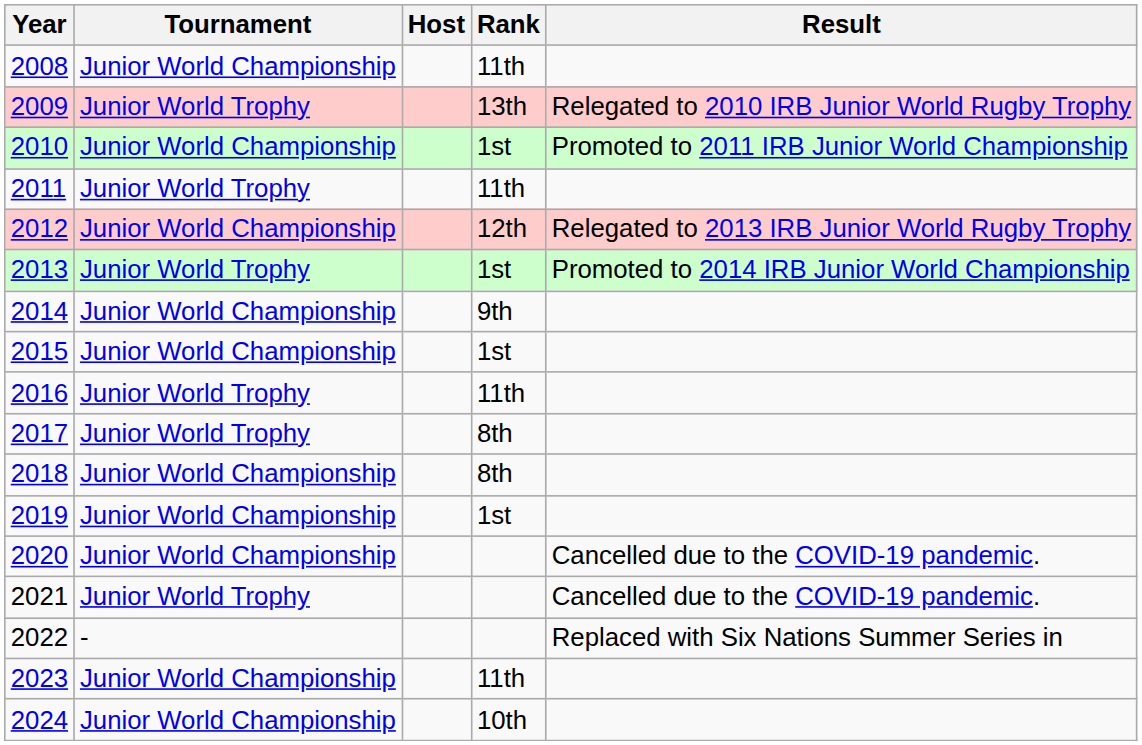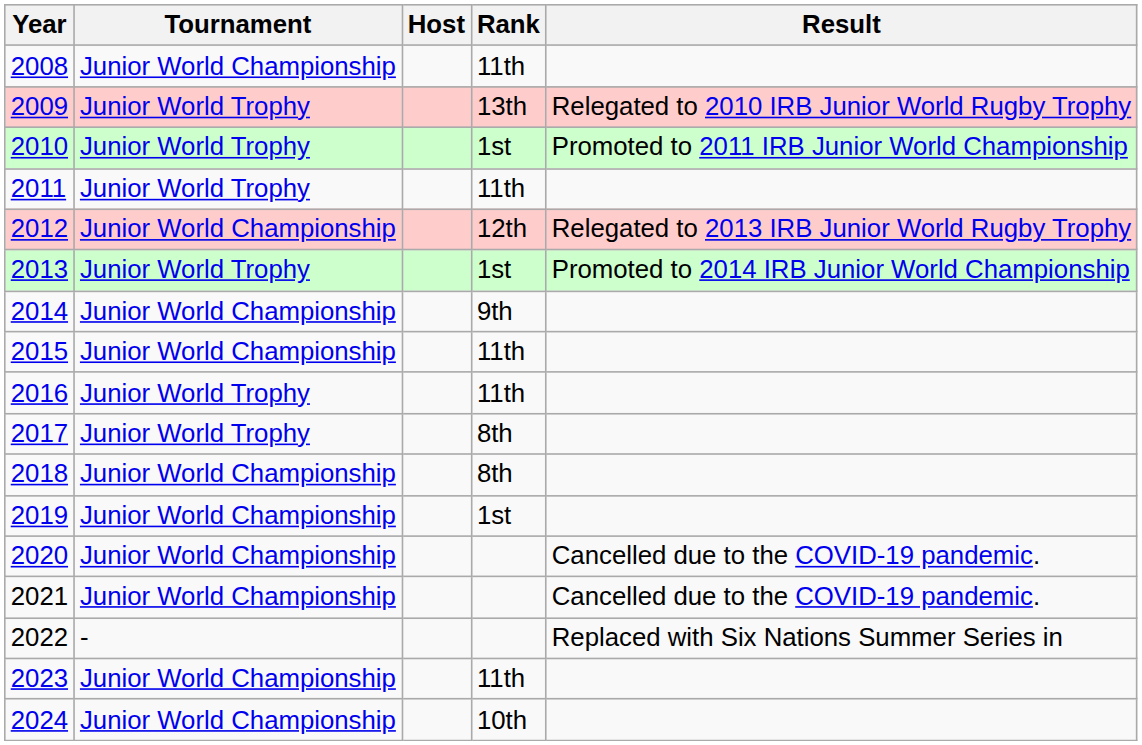(238, 147) Junior World Championship -> (195, 147) Junior World Trophy
(494, 351) 1st -> (501, 351) 11th
(195, 596) Junior World Trophy -> (238, 596) Junior World Championship
